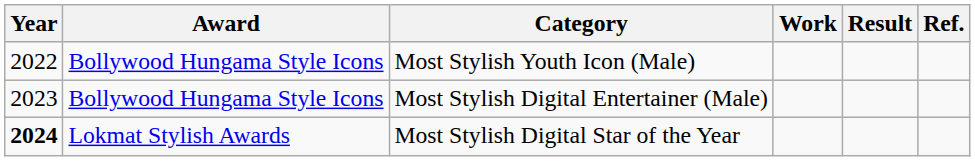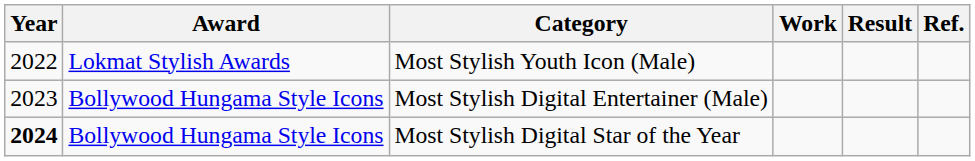(226, 60) Bollywood Hungama Style Icons -> (179, 60) Lokmat Stylish Awards
(179, 135) Lokmat Stylish Awards -> (226, 135) Bollywood Hungama Style Icons
